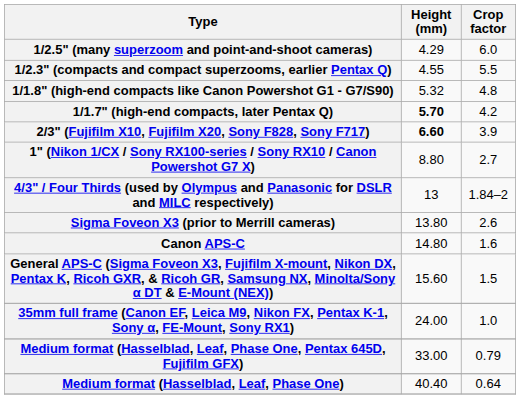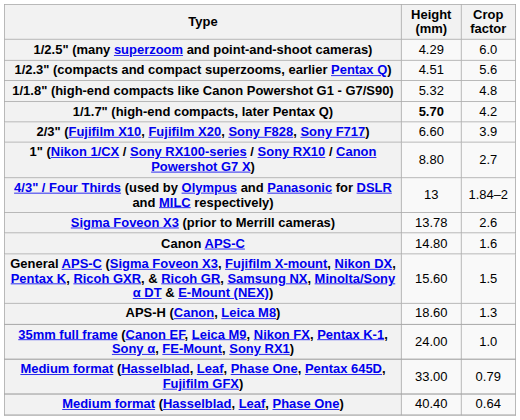(431, 70) 4.55 -> (431, 70) 4.51
(488, 70) 5.5 -> (488, 70) 5.6
(431, 132) bold -> (431, 132) normal
(431, 222) 13.80 -> (431, 222) 13.78
+ row: (203, 313)
